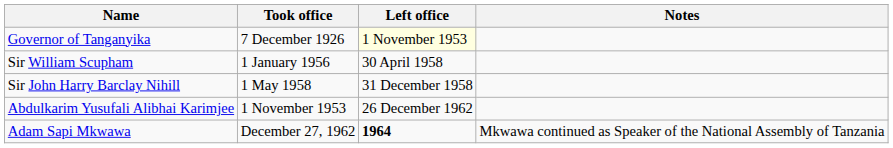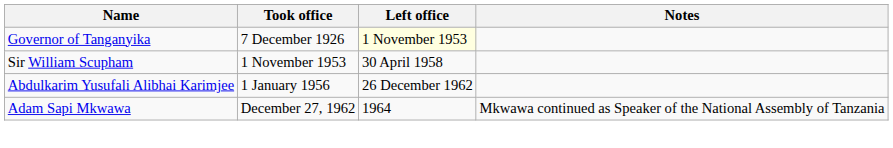(285, 62) 1 January 1956 -> (293, 62) 1 November 1953
- row: (94, 85)
(293, 108) 1 November 1953 -> (285, 85) 1 January 1956
(377, 131) bold -> (377, 108) normal
